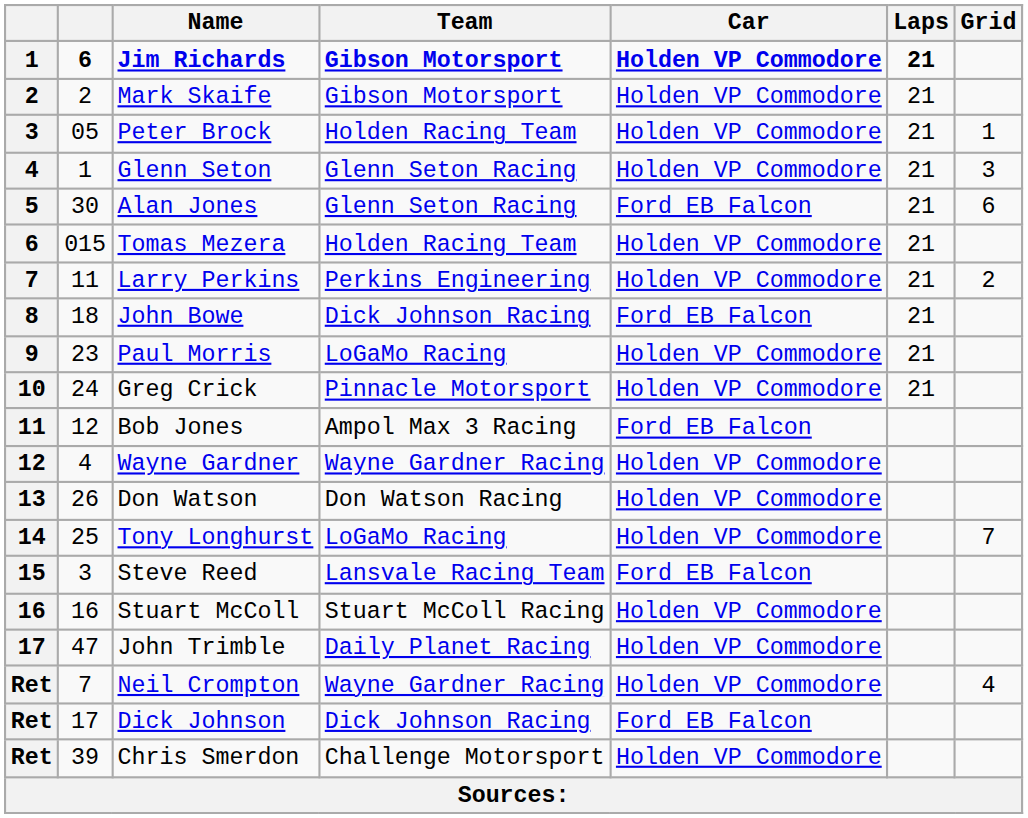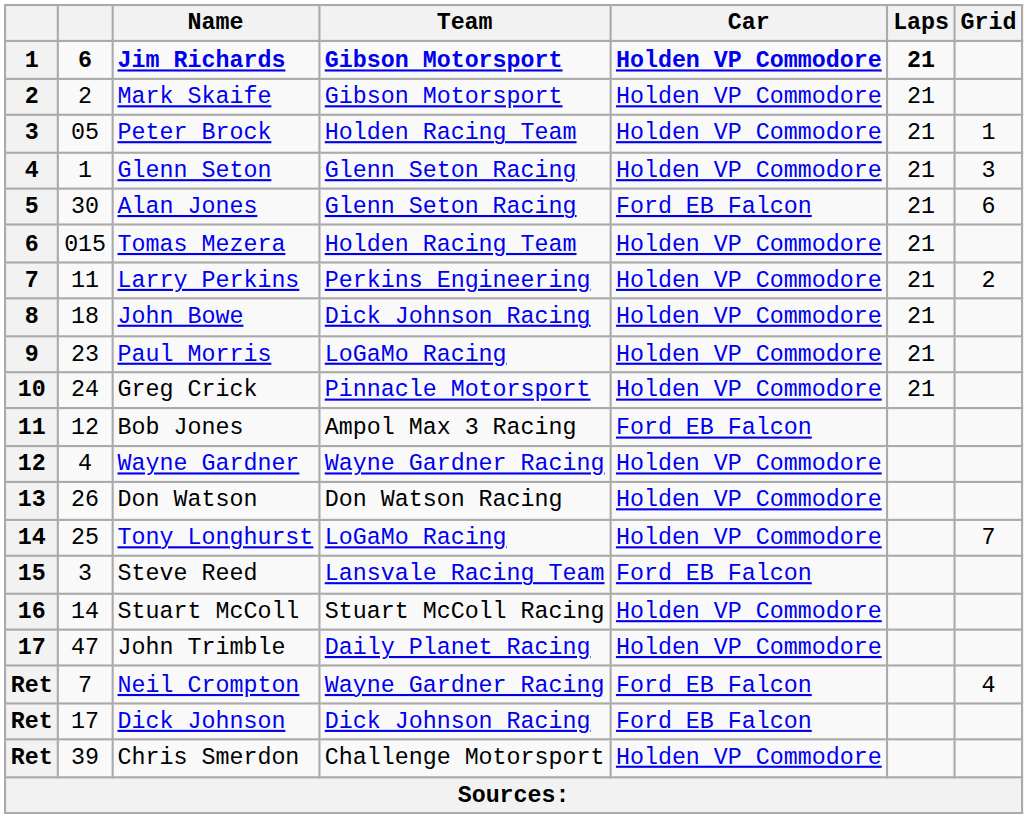(714, 317) Ford EB Falcon -> (749, 317) Holden VP Commodore
(85, 611) 16 -> (85, 611) 14
(749, 685) Holden VP Commodore -> (714, 685) Ford EB Falcon
